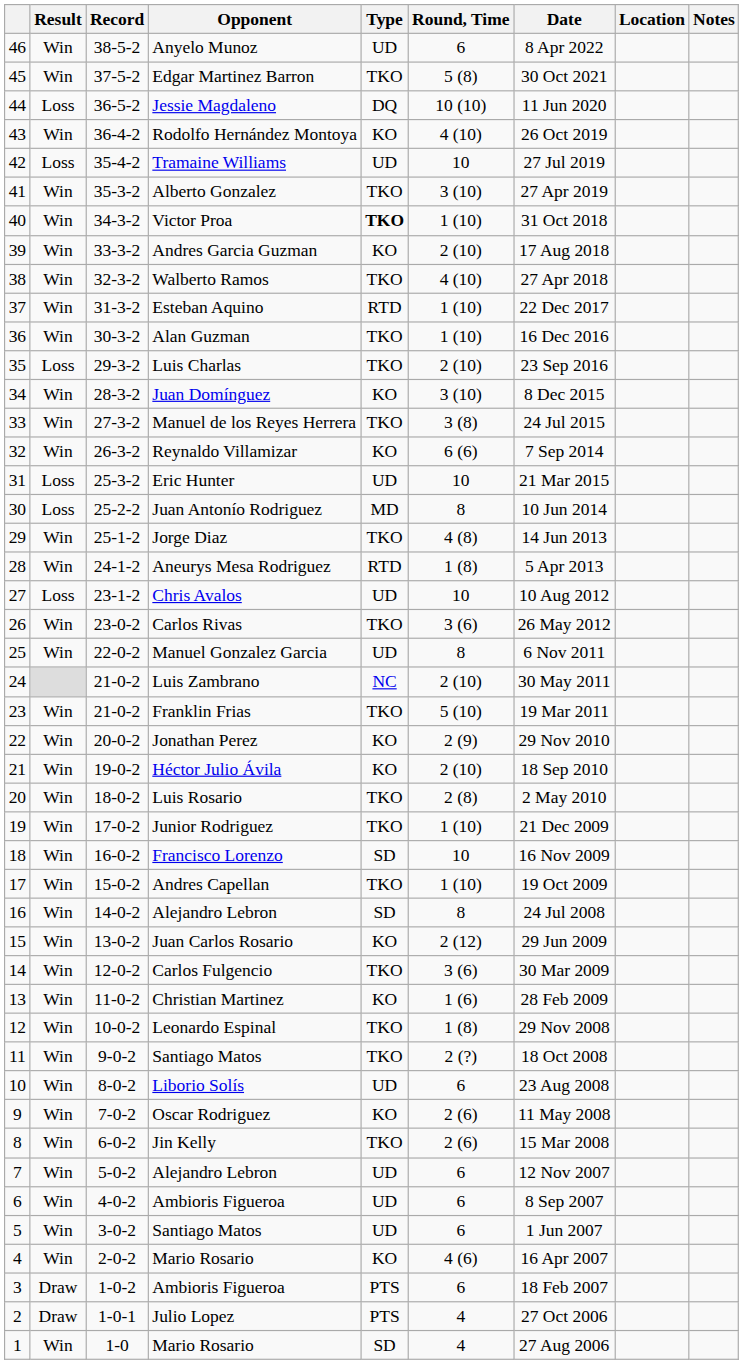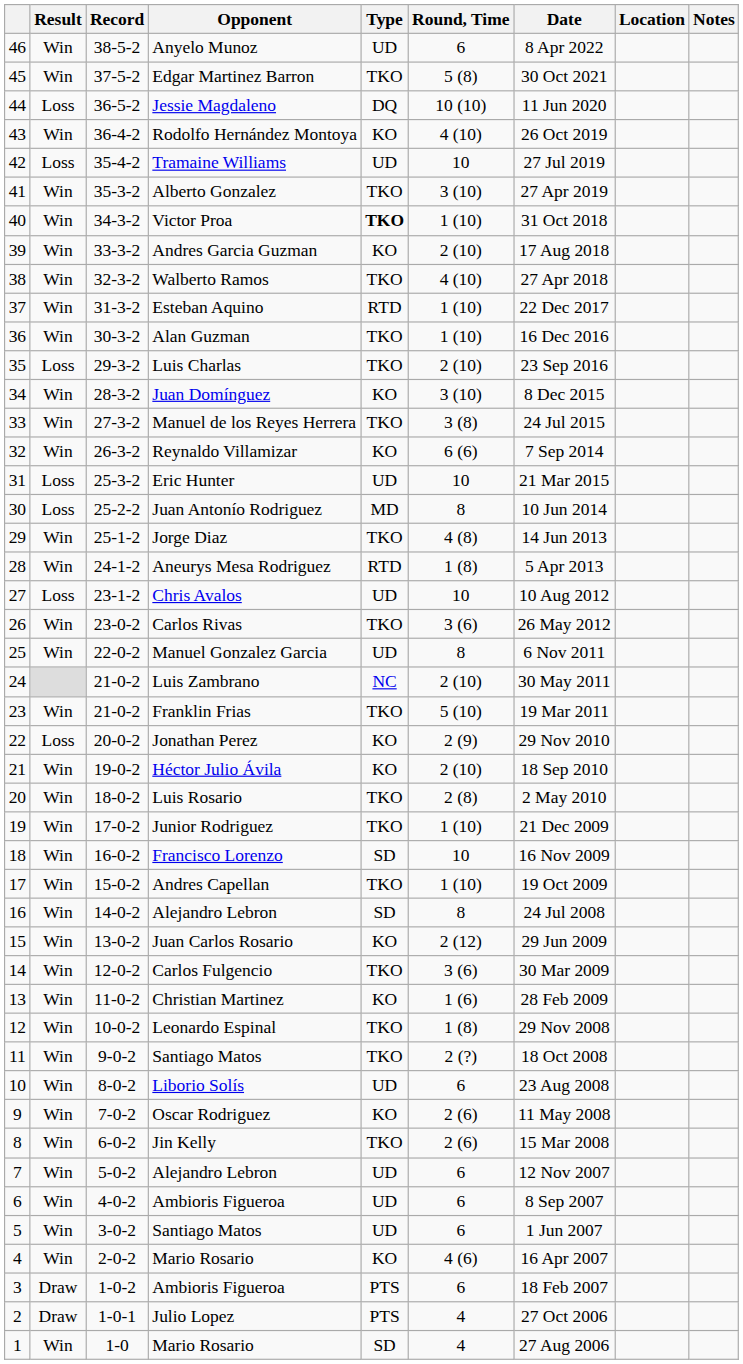(58, 739) Win -> (58, 739) Loss
